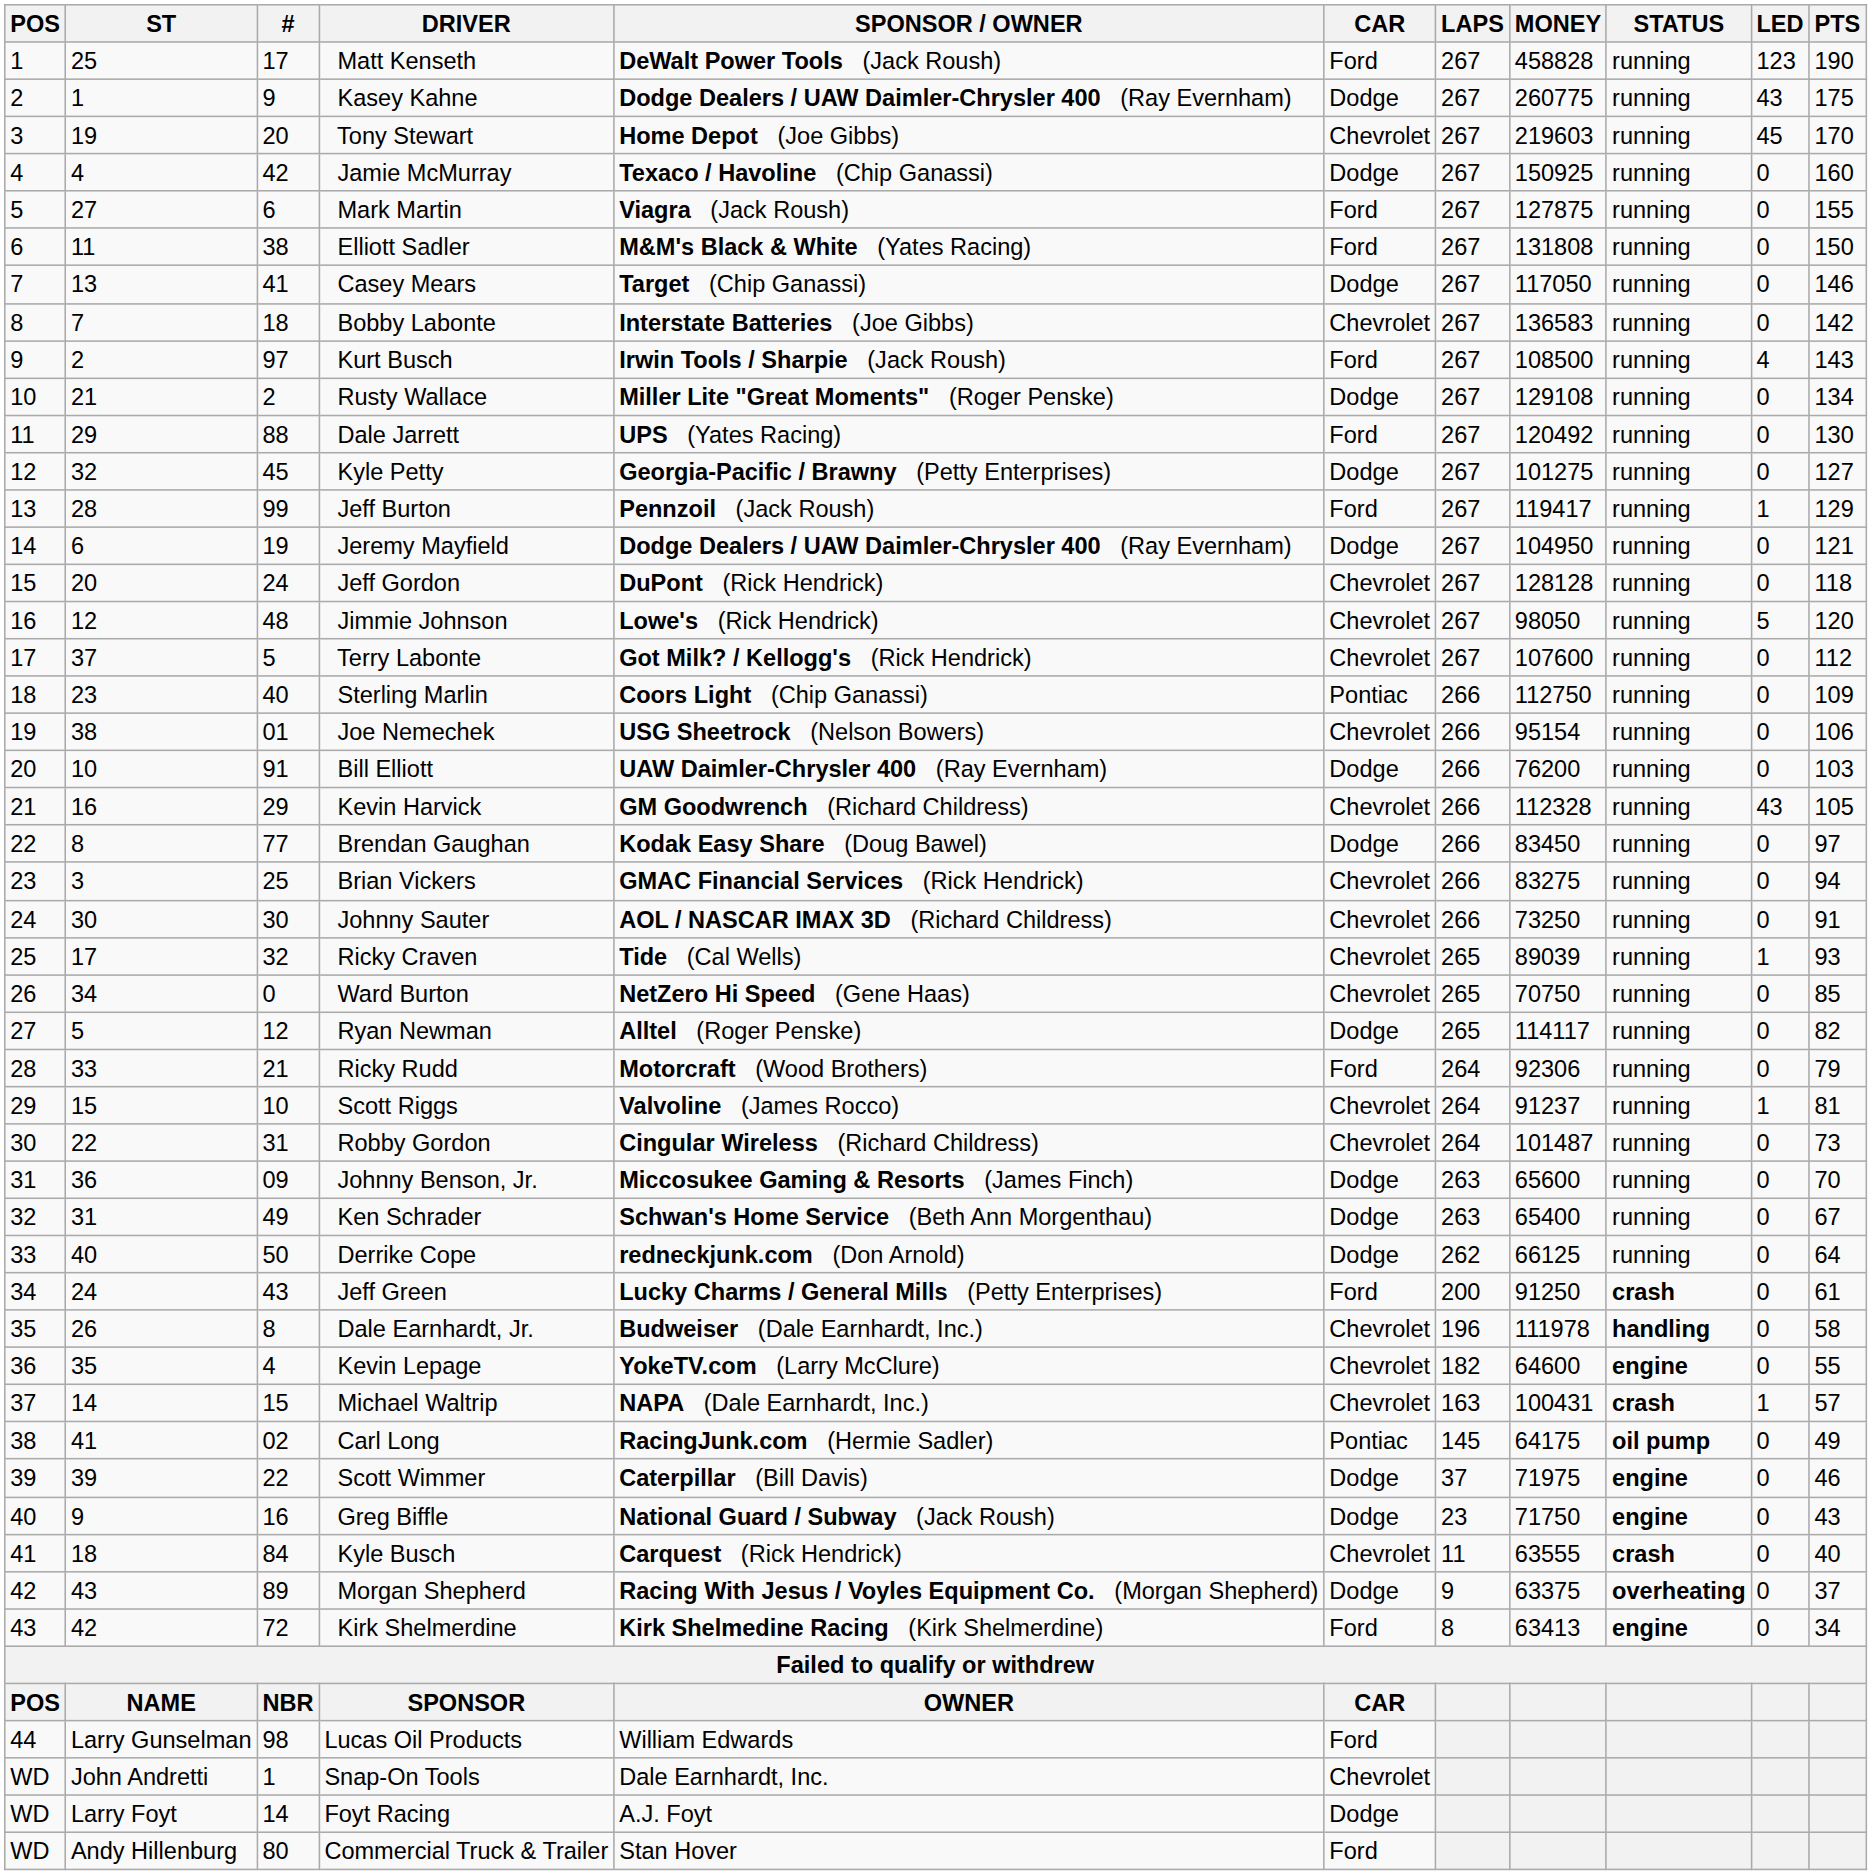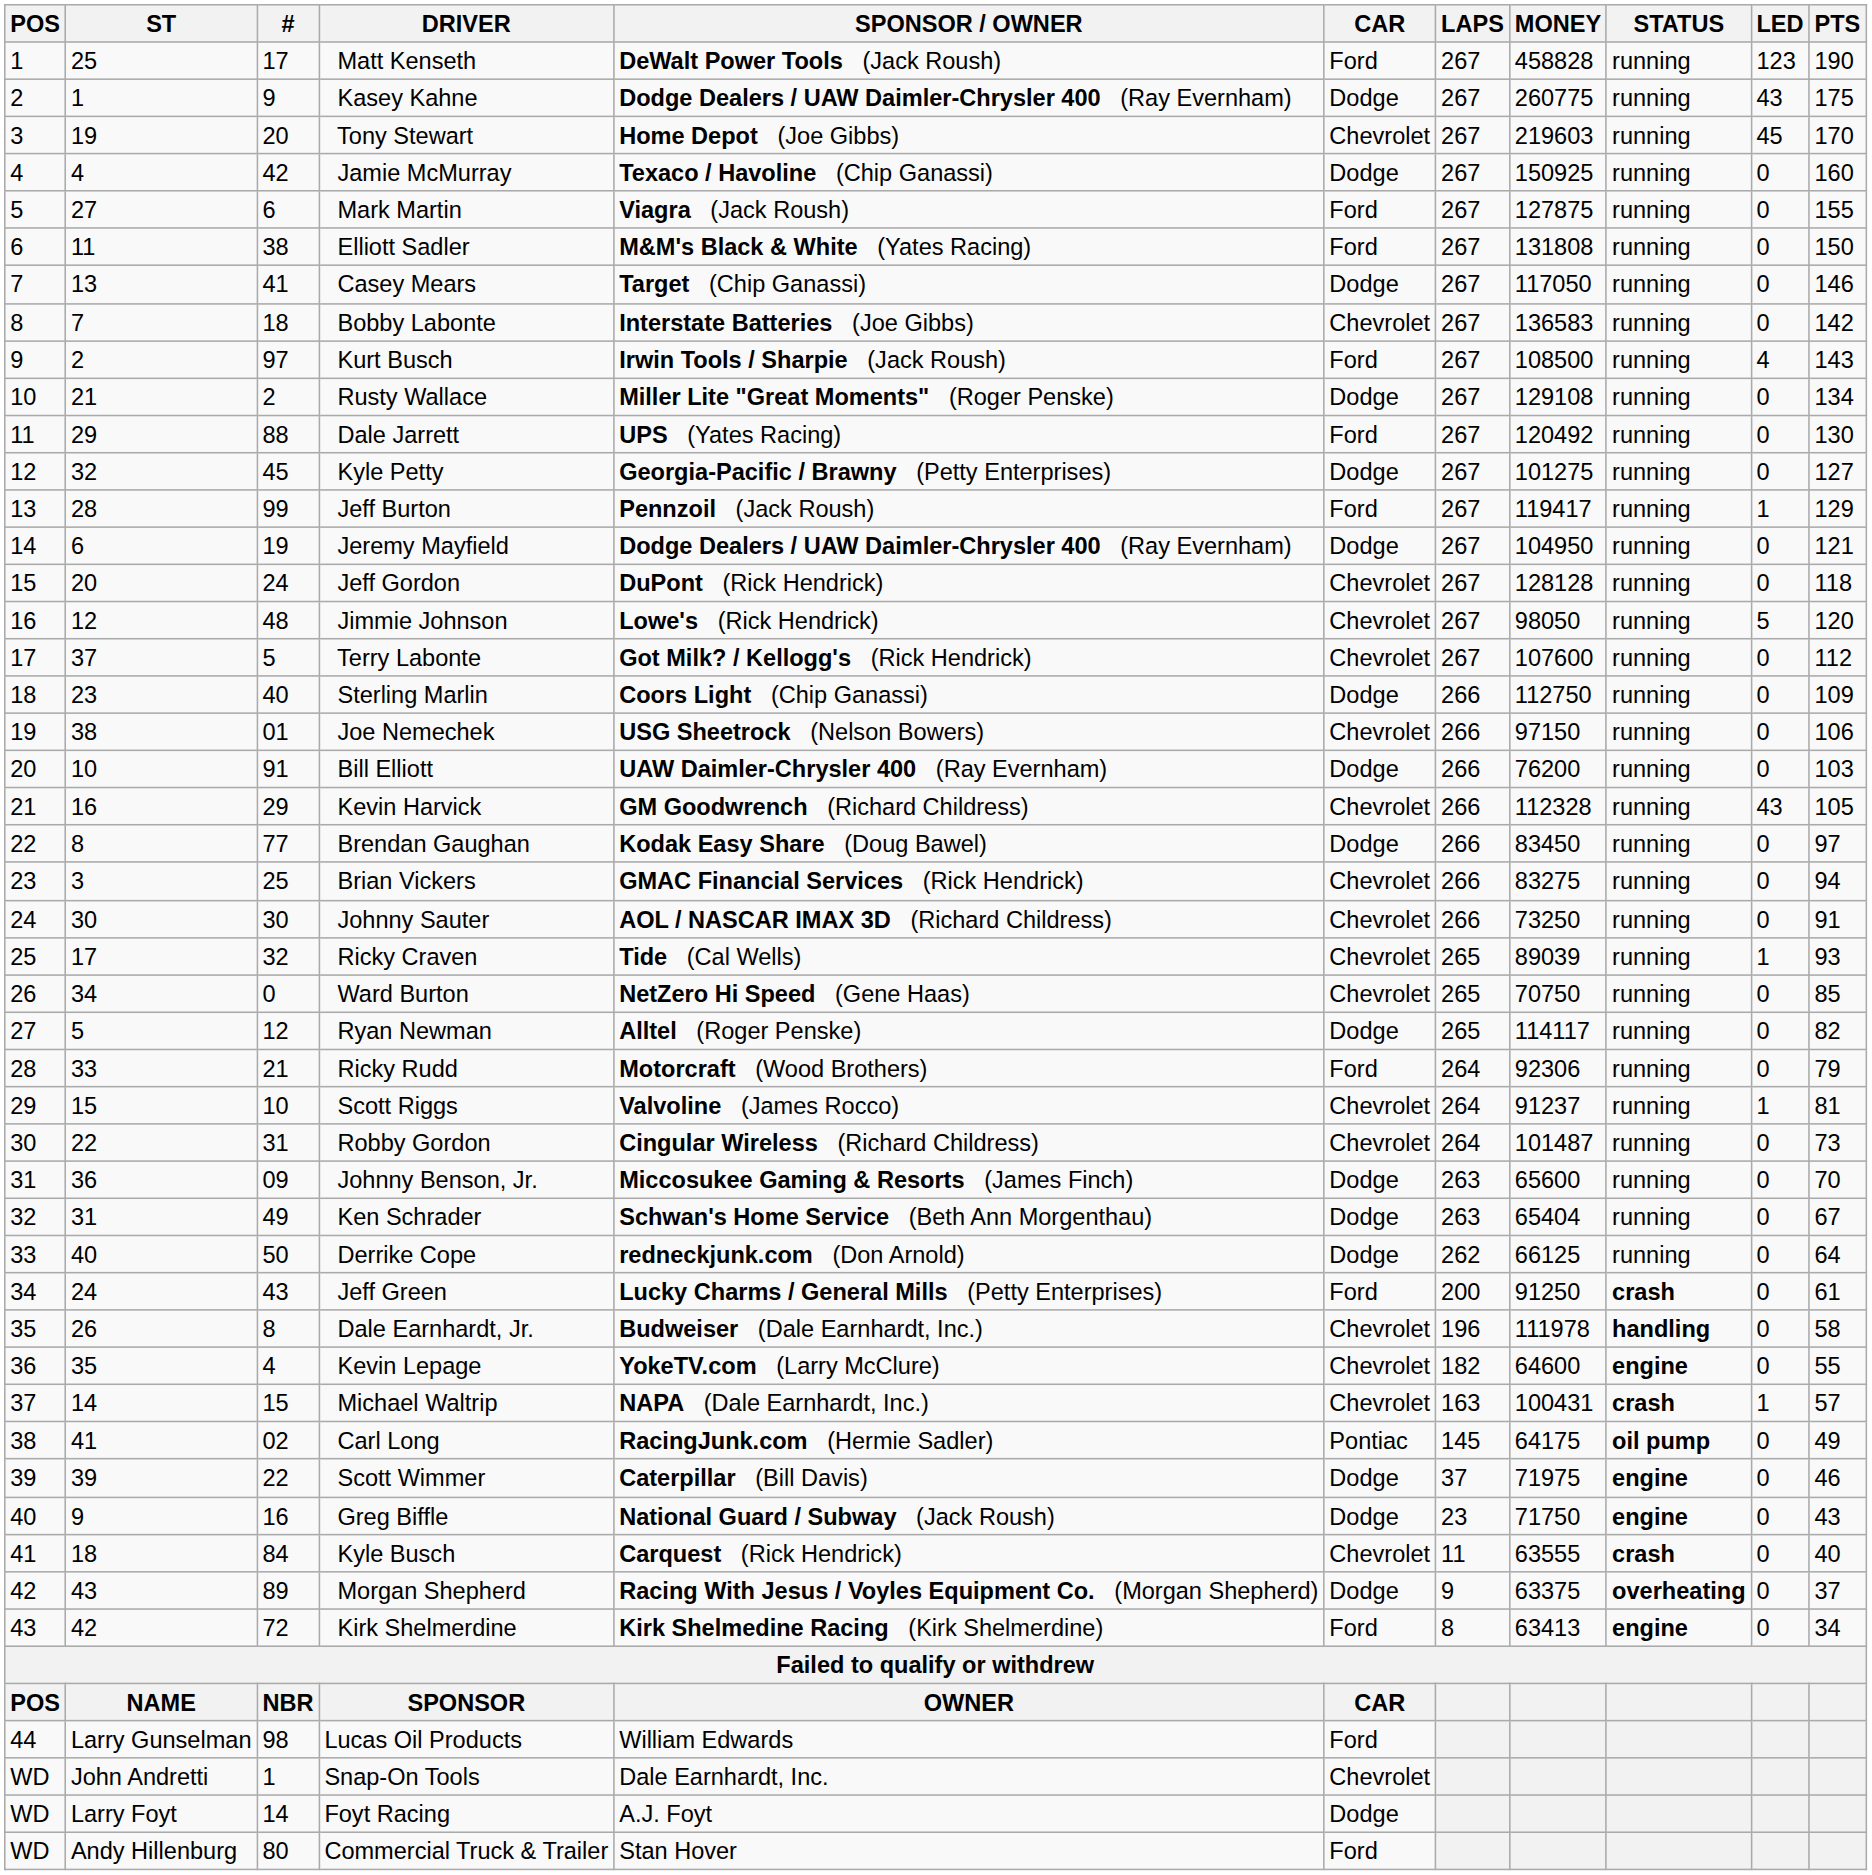(1369, 695) Pontiac -> (1364, 695) Dodge
(1548, 732) 95154 -> (1548, 732) 97150
(1548, 1217) 65400 -> (1548, 1217) 65404
